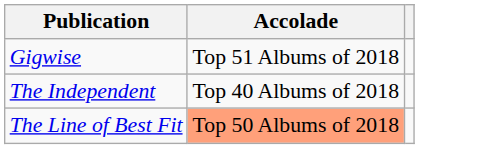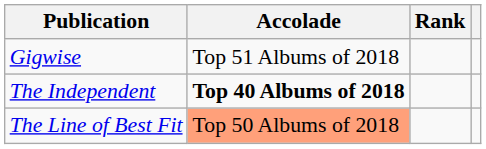+ column: (440, 21)
(296, 90) normal -> (299, 90) bold
